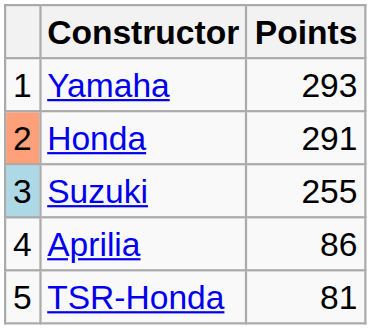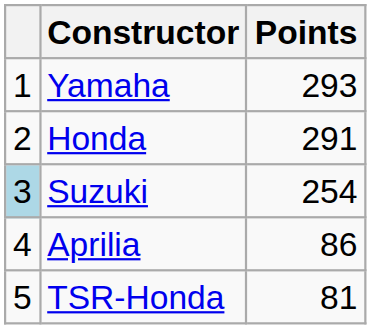(22, 138) lightsalmon background -> (22, 138) no background
(329, 191) 255 -> (329, 191) 254
